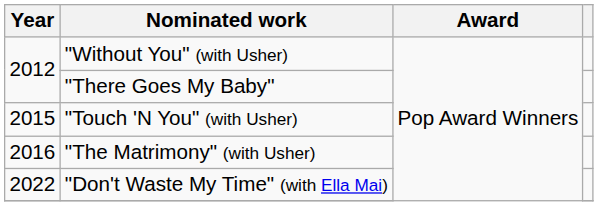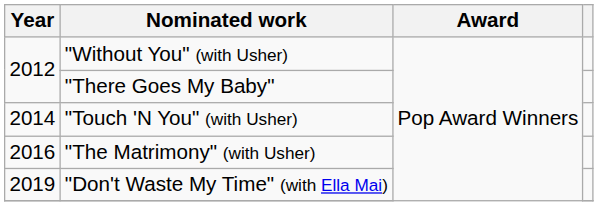(32, 119) 2015 -> (32, 119) 2014
(32, 184) 2022 -> (32, 184) 2019
